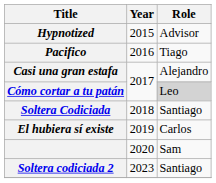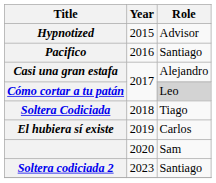(174, 52) Tiago -> (181, 52) Santiago
(181, 110) Santiago -> (174, 110) Tiago
